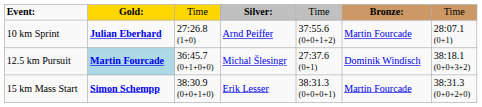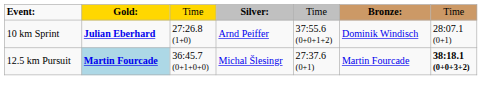(378, 34) Martin Fourcade -> (380, 34) Dominik Windisch
(382, 61) Dominik Windisch -> (376, 61) Martin Fourcade
(452, 61) normal -> (451, 61) bold
- row: (42, 88)
